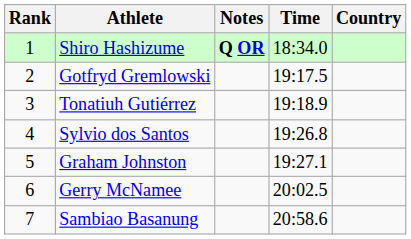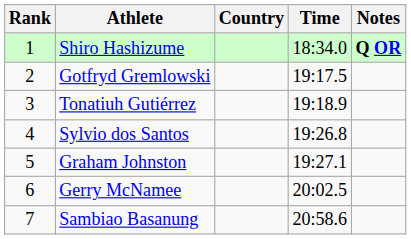columns swapped: (369, 18) <-> (242, 18)
